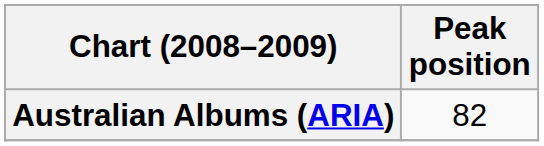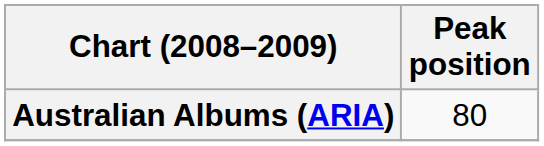(470, 114) 82 -> (470, 114) 80
